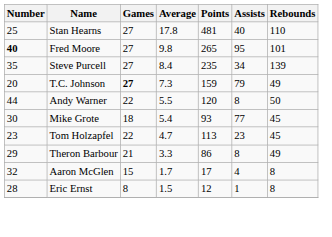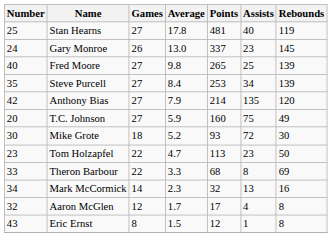(278, 31) 110 -> (287, 31) 119
+ row: (78, 48)
(12, 48) bold -> (12, 66) normal
(240, 48) 95 -> (248, 66) 25
(278, 48) 101 -> (287, 66) 139
(209, 66) 235 -> (218, 83) 253
+ row: (79, 101)
(128, 83) bold -> (137, 118) normal
(166, 83) 7.3 -> (174, 118) 5.9
(209, 83) 159 -> (218, 118) 160
(240, 83) 79 -> (248, 118) 75
- row: (78, 101)
(166, 118) 5.4 -> (174, 136) 5.2
(240, 118) 77 -> (248, 136) 72
(275, 118) 45 -> (284, 136) 30
(275, 136) 45 -> (284, 153) 50
(12, 153) 29 -> (12, 171) 33
(128, 153) 21 -> (137, 171) 22
(206, 153) 86 -> (215, 171) 68
(275, 153) 49 -> (284, 171) 69
+ row: (88, 188)
(128, 171) 15 -> (137, 206) 12
(12, 188) 28 -> (12, 223) 43
